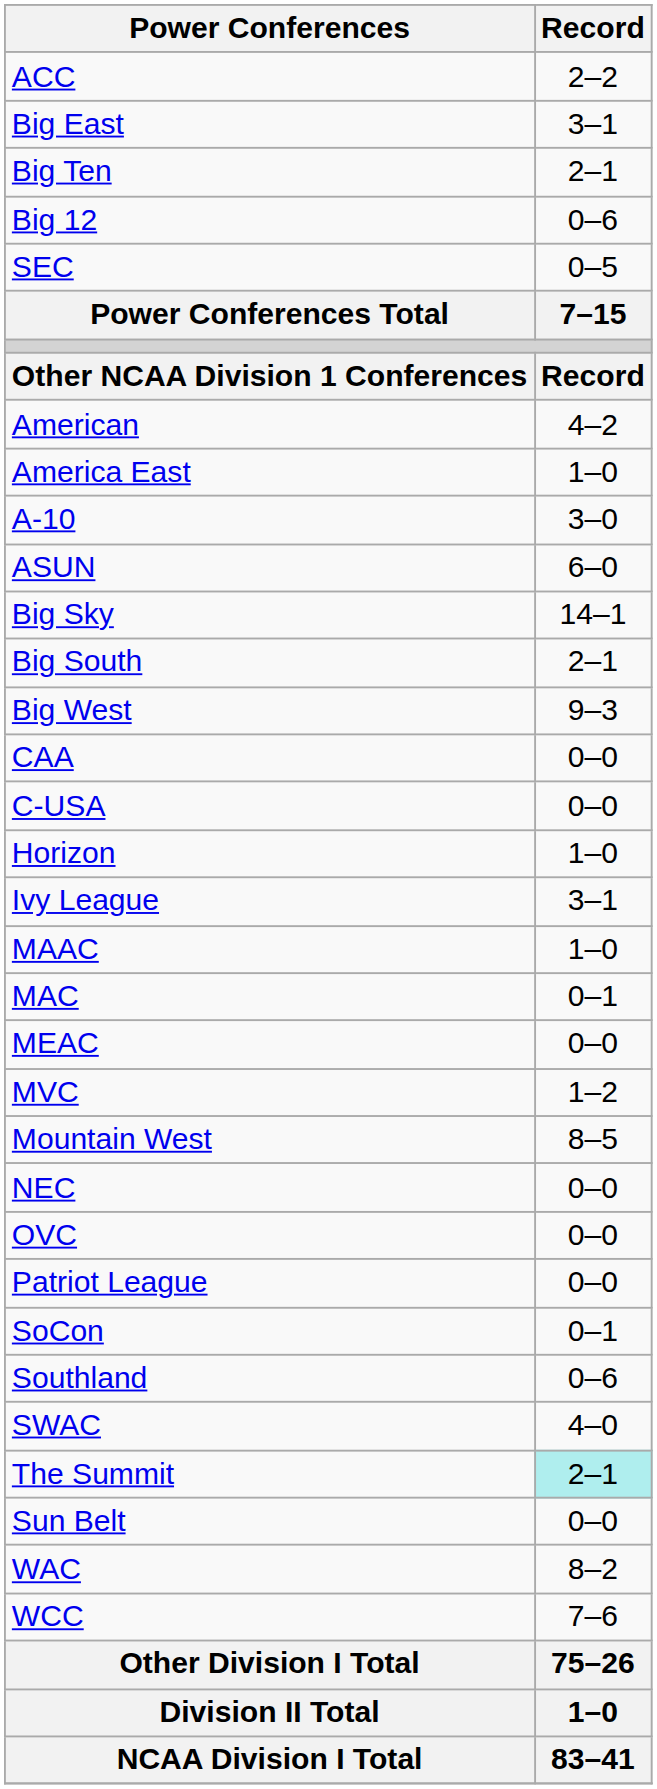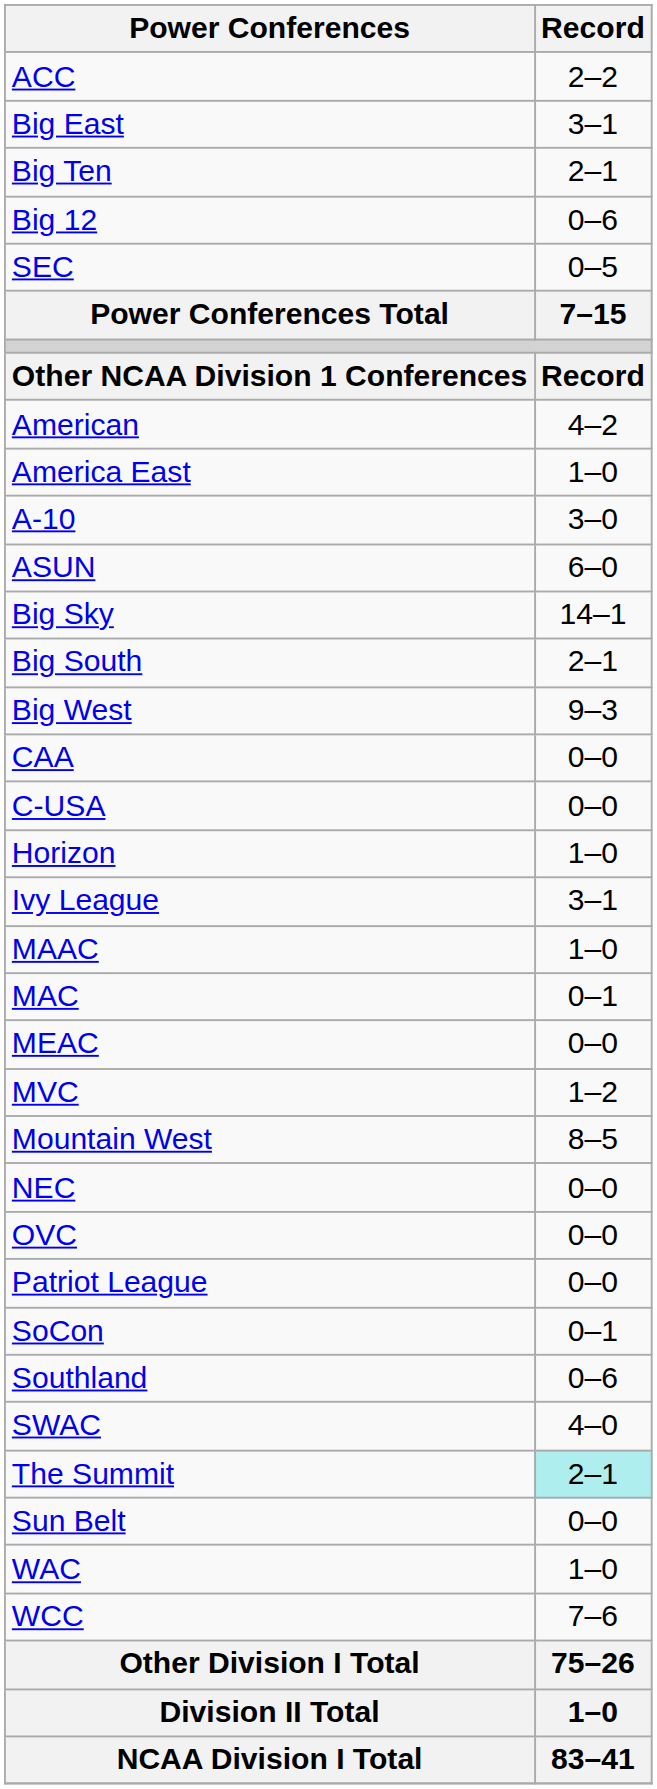(593, 1568) 8–2 -> (593, 1568) 1–0
